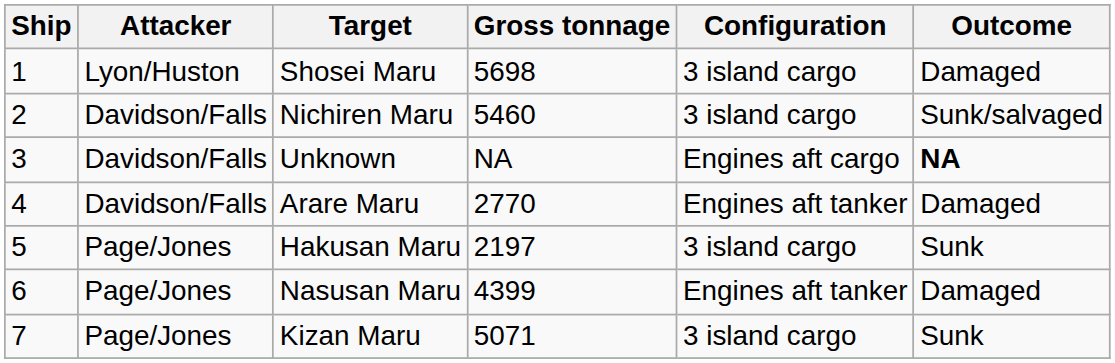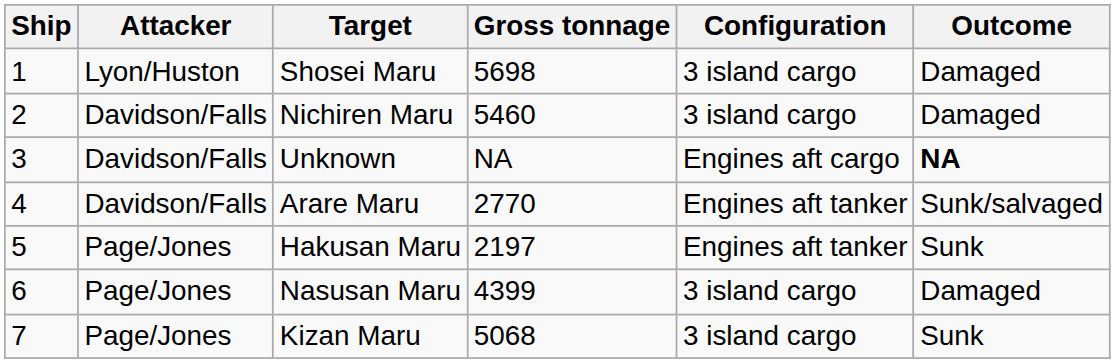(1012, 114) Sunk/salvaged -> (981, 114) Damaged
(981, 203) Damaged -> (1012, 203) Sunk/salvaged
(770, 247) 3 island cargo -> (795, 247) Engines aft tanker
(795, 291) Engines aft tanker -> (770, 291) 3 island cargo
(505, 335) 5071 -> (505, 335) 5068
